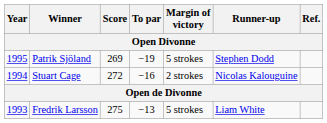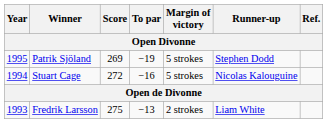(184, 76) 2 strokes -> (184, 76) 5 strokes
(184, 110) 5 strokes -> (184, 110) 2 strokes
